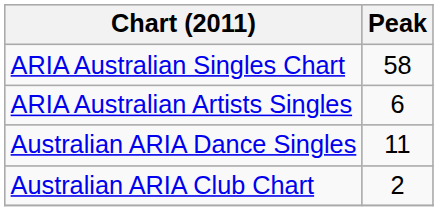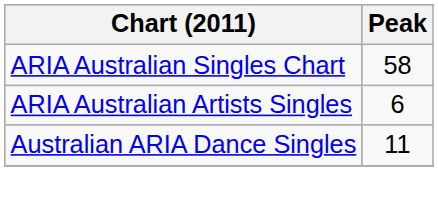- row: (162, 184)
